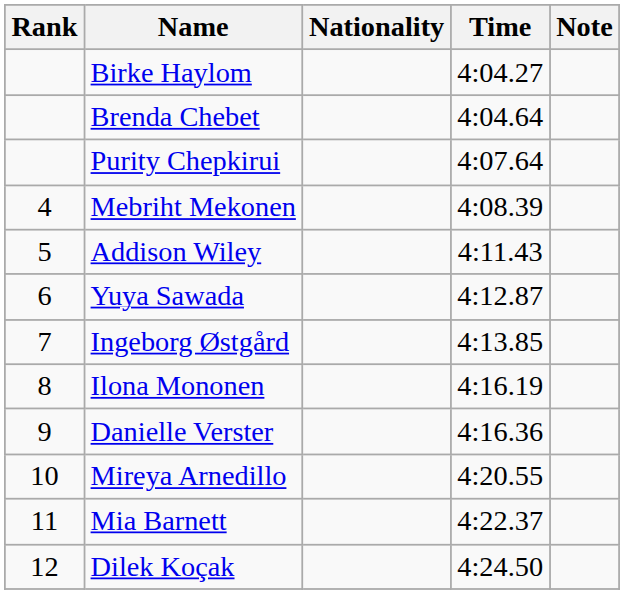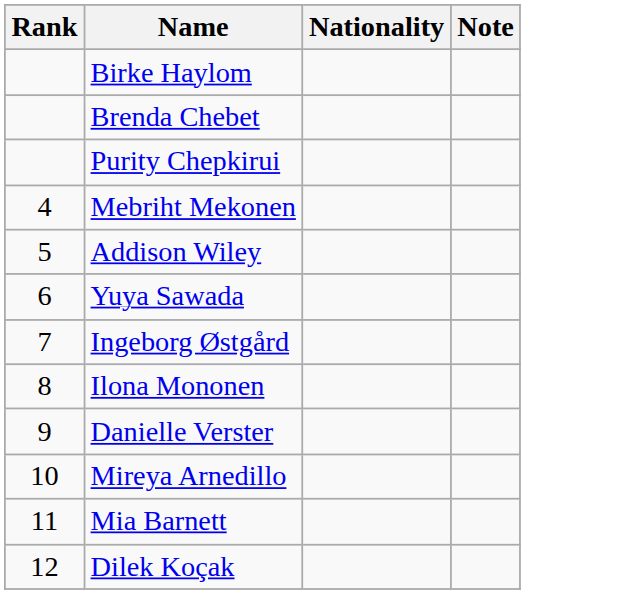- column: (500, 26)
